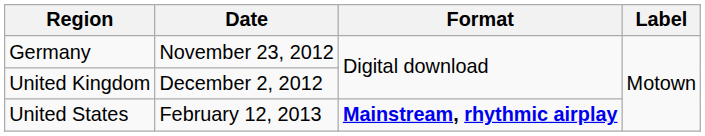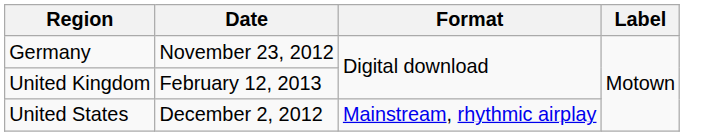(241, 83) December 2, 2012 -> (241, 83) February 12, 2013
(241, 114) February 12, 2013 -> (241, 114) December 2, 2012
(480, 114) bold -> (470, 114) normal
